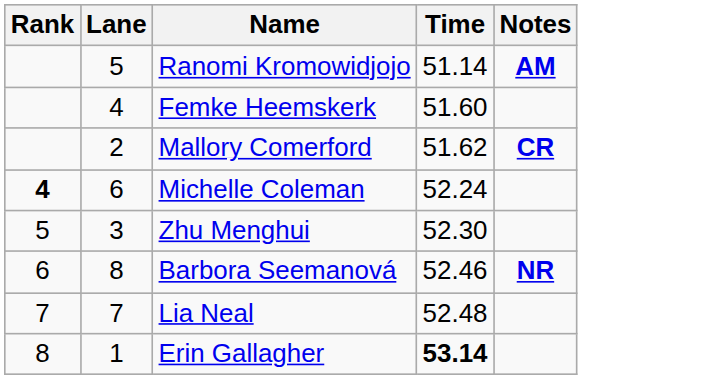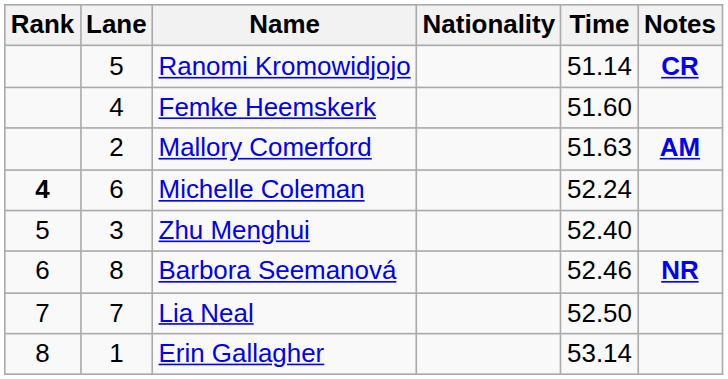+ column: (489, 25)
(535, 66) AM -> (680, 66) CR
(455, 148) 51.62 -> (600, 148) 51.63
(535, 148) CR -> (680, 148) AM
(455, 230) 52.30 -> (600, 230) 52.40
(455, 312) 52.48 -> (600, 312) 52.50
(455, 353) bold -> (600, 353) normal
